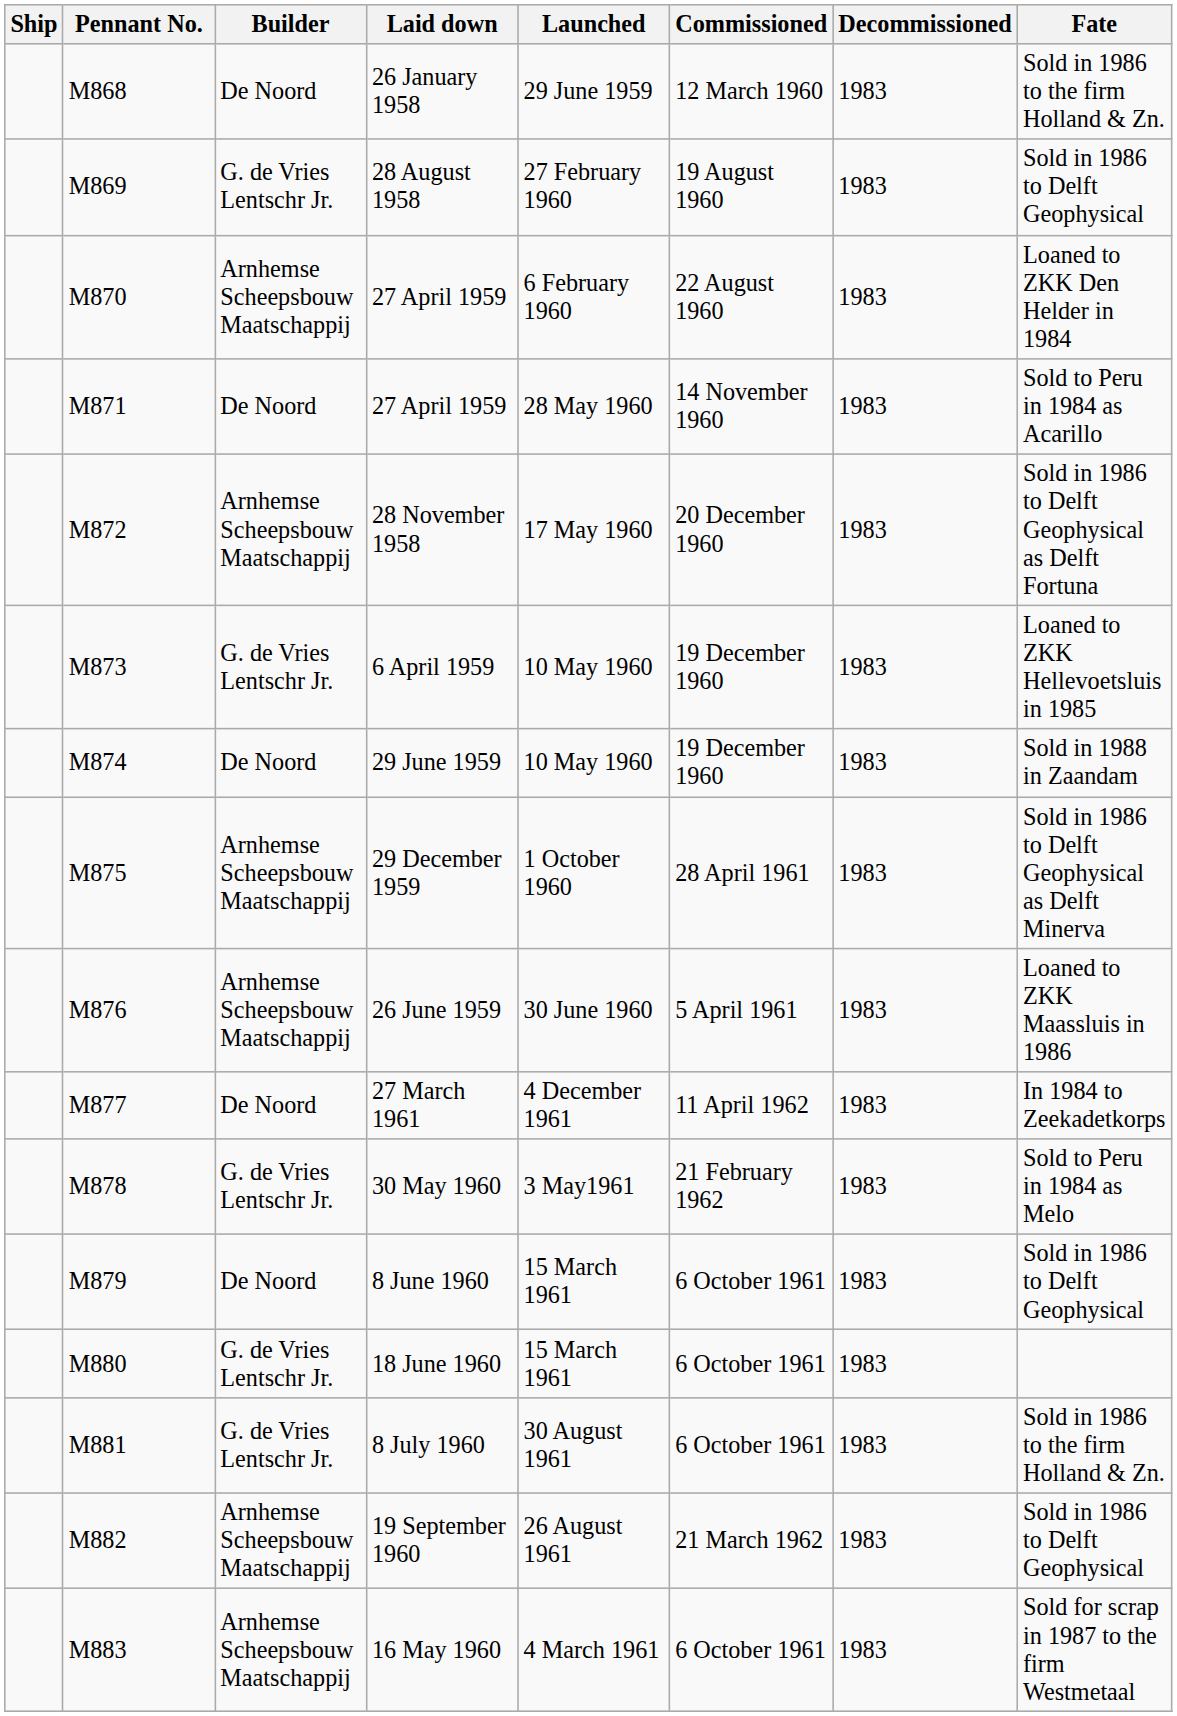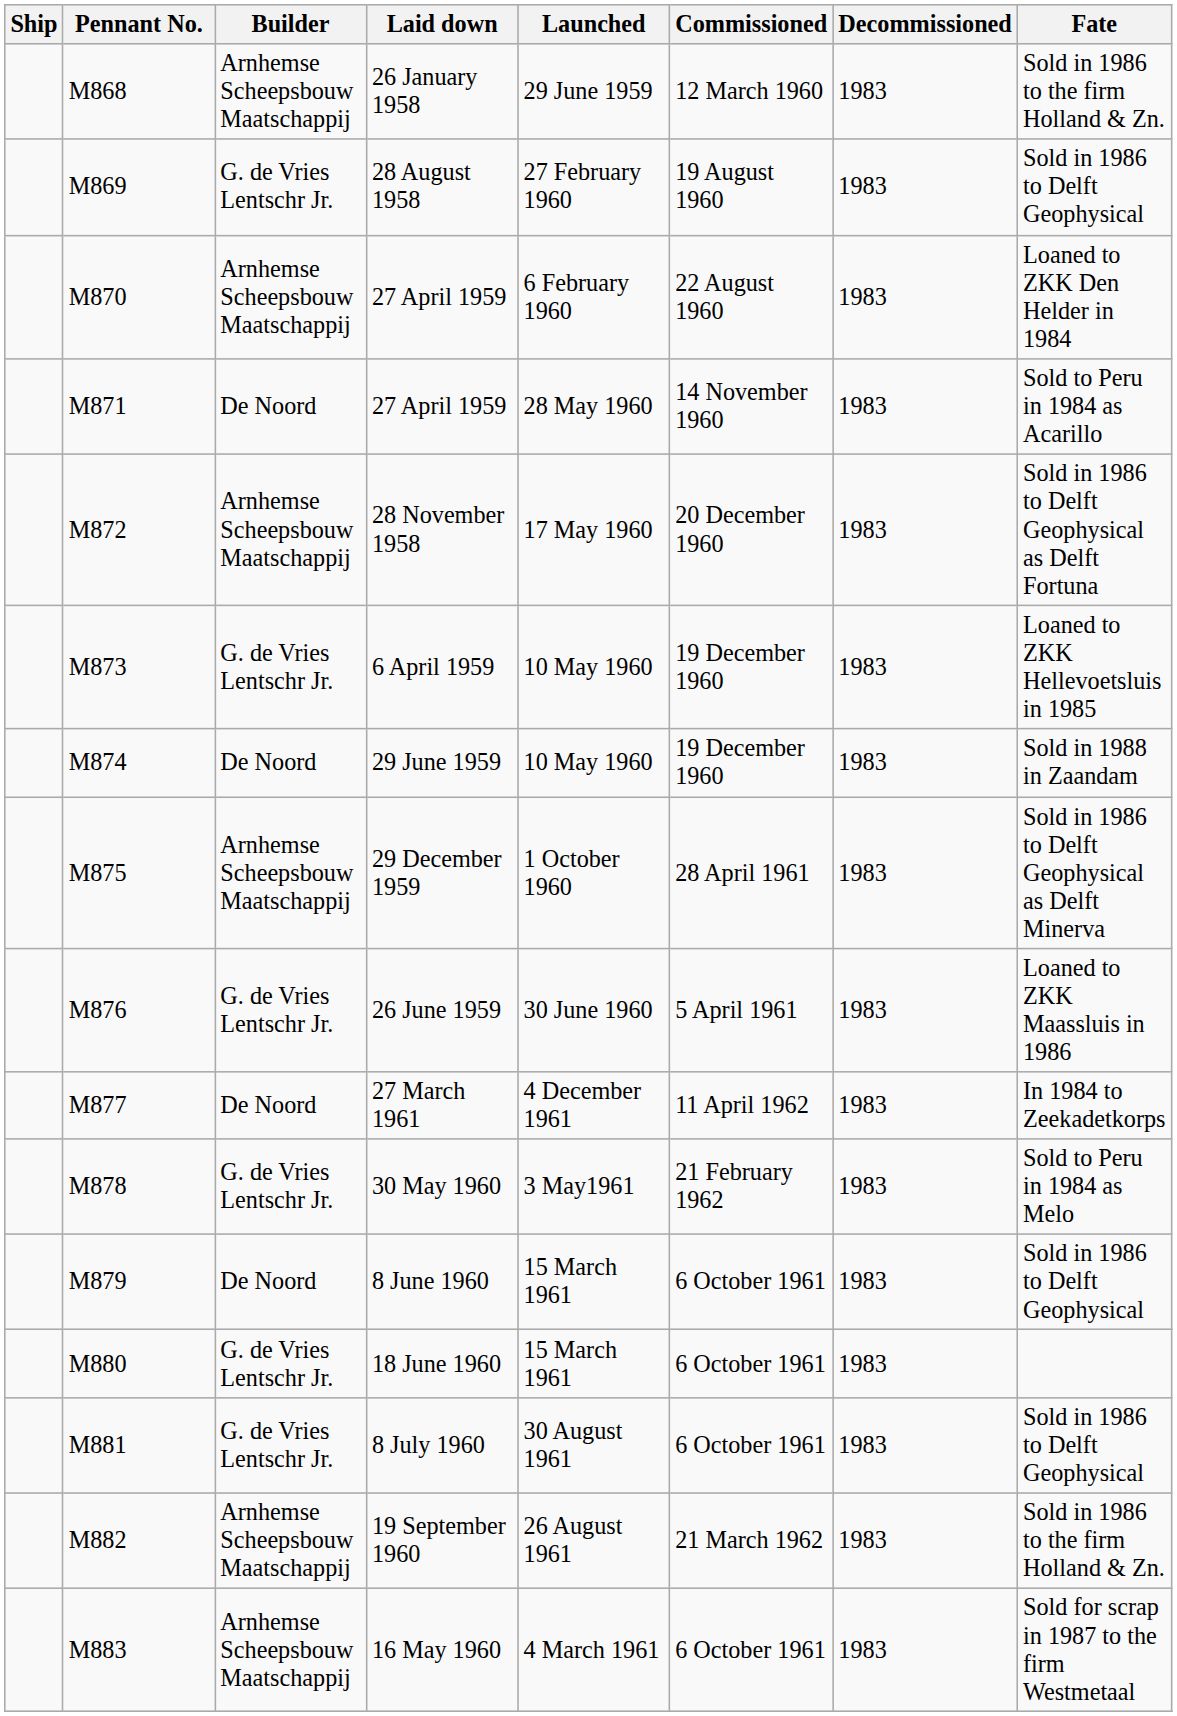(268, 91) De Noord -> (287, 91) Arnhemse Scheepsbouw Maatschappij
(287, 1009) Arnhemse Scheepsbouw Maatschappij -> (277, 1009) G. de Vries Lentschr Jr.
(1094, 1444) Sold in 1986 to the firm Holland & Zn. -> (1085, 1444) Sold in 1986 to Delft Geophysical
(1085, 1539) Sold in 1986 to Delft Geophysical -> (1094, 1539) Sold in 1986 to the firm Holland & Zn.
